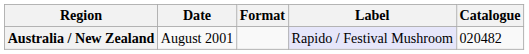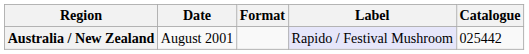(481, 37) 020482 -> (481, 37) 025442
